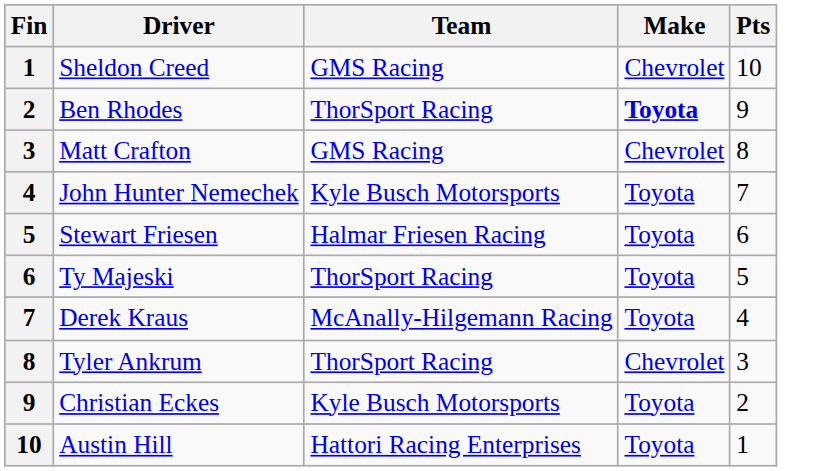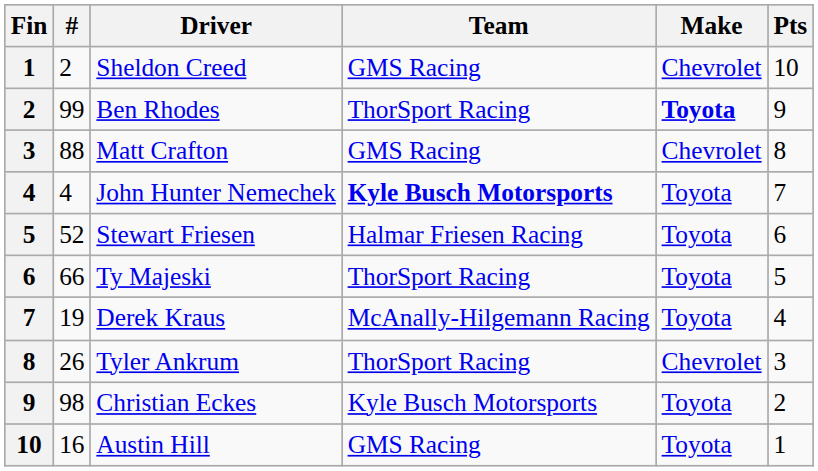+ column: (72, 25)
(435, 193) normal -> (480, 193) bold
(446, 444) Hattori Racing Enterprises -> (414, 444) GMS Racing
